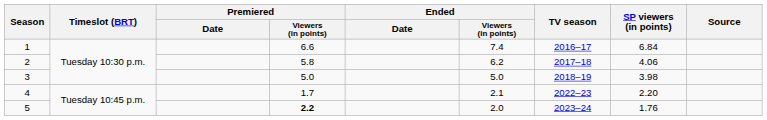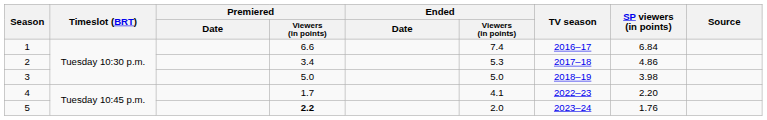(307, 62) 5.8 -> (307, 62) 3.4
(497, 62) 6.2 -> (497, 62) 5.3
(648, 62) 4.06 -> (648, 62) 4.86
(497, 92) 2.1 -> (497, 92) 4.1
